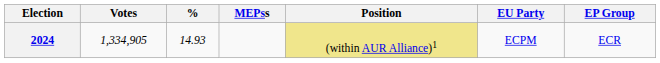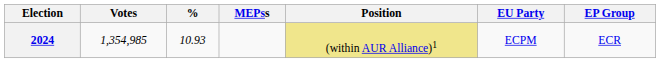(124, 40) 1,334,905 -> (124, 40) 1,354,985
(193, 40) 14.93 -> (193, 40) 10.93
